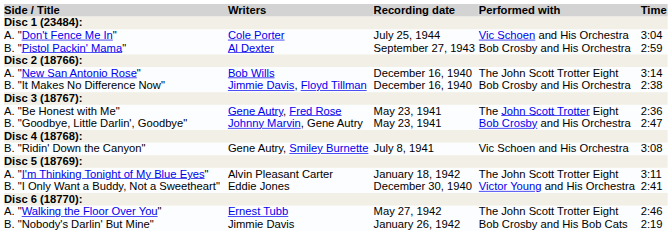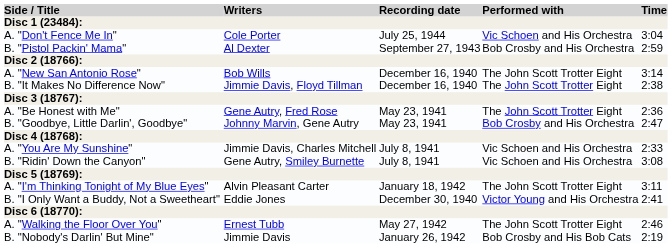(555, 86) Bob Crosby and His Orchestra -> (552, 86) The John Scott Trotter Eight
+ row: (68, 149)
